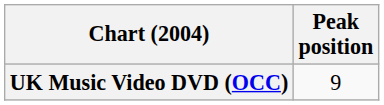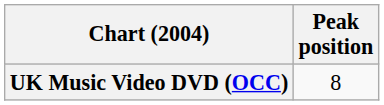(336, 81) 9 -> (336, 81) 8
